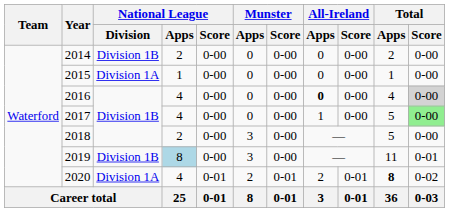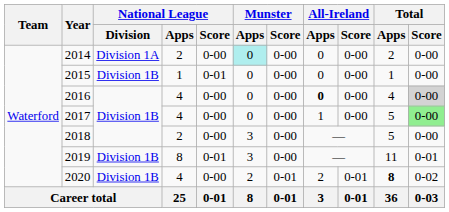(128, 55) Division 1B -> (128, 55) Division 1A
(250, 55) no background -> (250, 55) paleturquoise background
(128, 75) Division 1A -> (128, 75) Division 1B
(215, 75) 0-00 -> (215, 75) 0-01
(179, 156) lightblue background -> (179, 156) no background
(215, 156) 0-00 -> (215, 156) 0-01
(128, 177) Division 1A -> (128, 177) Division 1B
(215, 177) 0-01 -> (215, 177) 0-00
